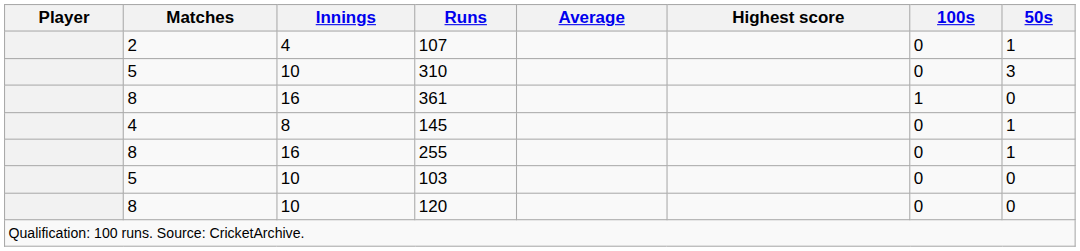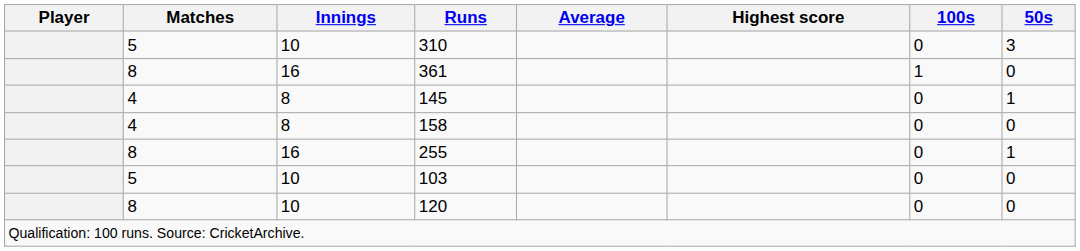- row: (433, 44)
+ row: (433, 125)
